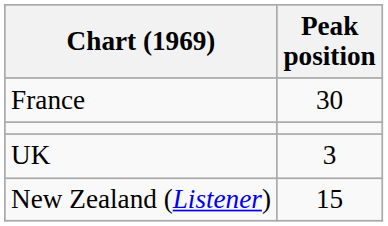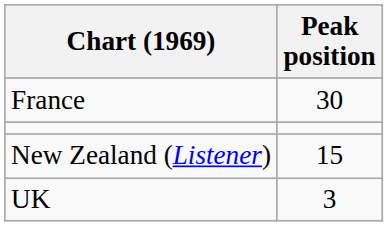rows swapped: (141, 198) <-> (31, 155)
